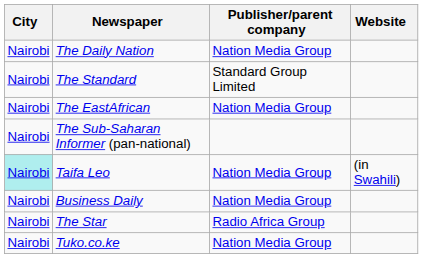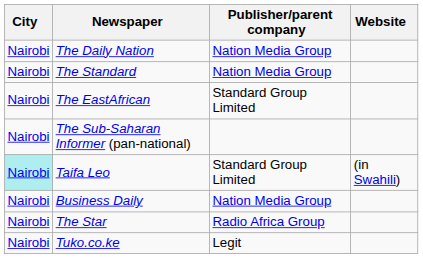(260, 79) Standard Group Limited -> (272, 72) Nation Media Group
(272, 108) Nation Media Group -> (260, 100) Standard Group Limited
(272, 172) Nation Media Group -> (260, 172) Standard Group Limited
(272, 243) Nation Media Group -> (227, 243) Legit
